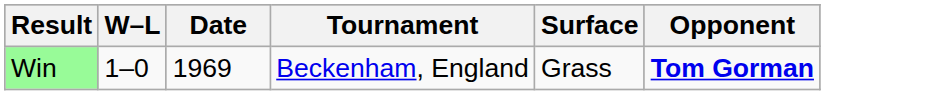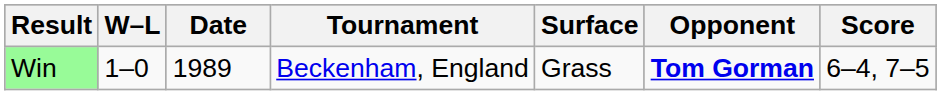+ column: (878, 25)
(202, 67) 1969 -> (202, 67) 1989
